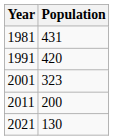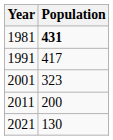(52, 37) normal -> (52, 37) bold
(52, 59) 420 -> (52, 59) 417
